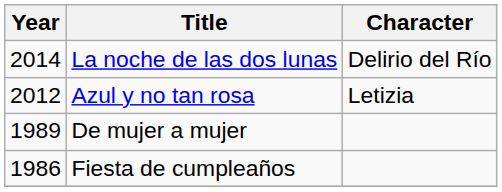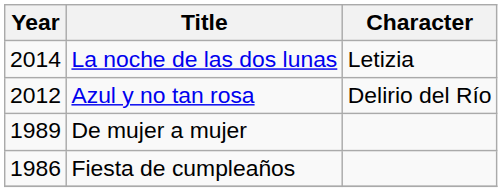(420, 58) Delirio del Río -> (381, 58) Letizia
(381, 95) Letizia -> (420, 95) Delirio del Río
